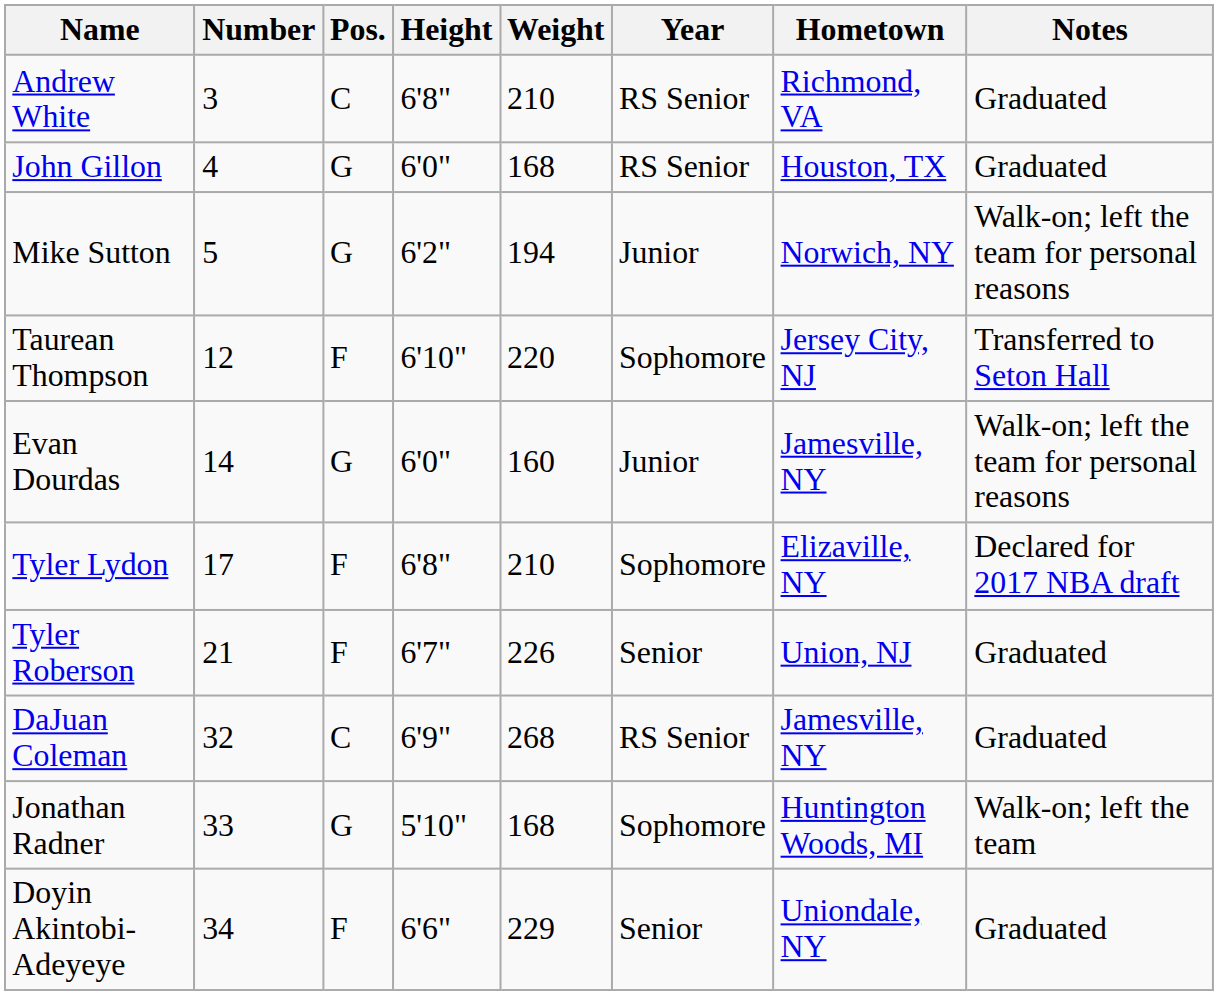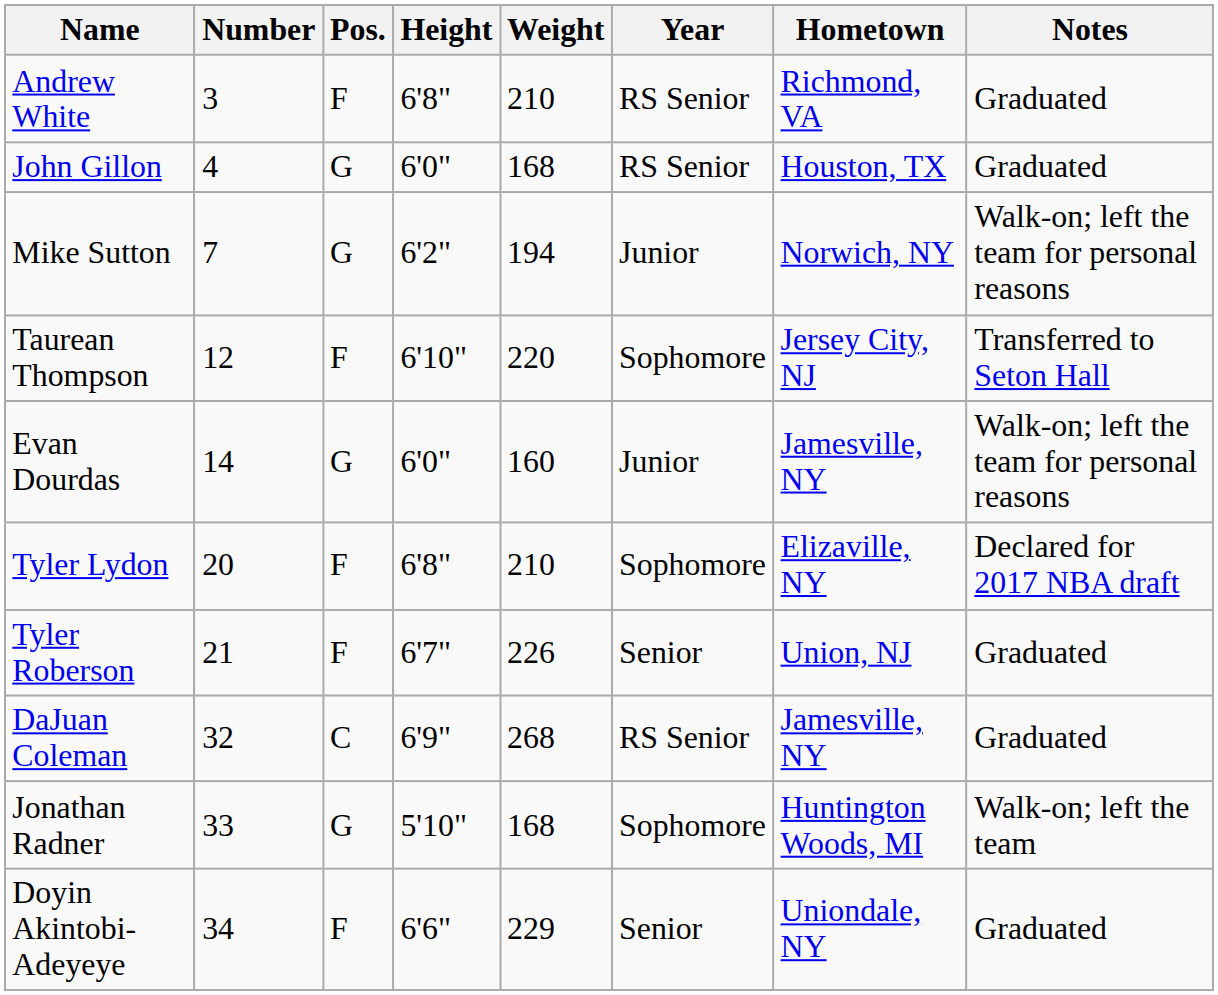(341, 98) C -> (339, 98) F
(210, 252) 5 -> (210, 252) 7
(218, 565) 17 -> (218, 565) 20
